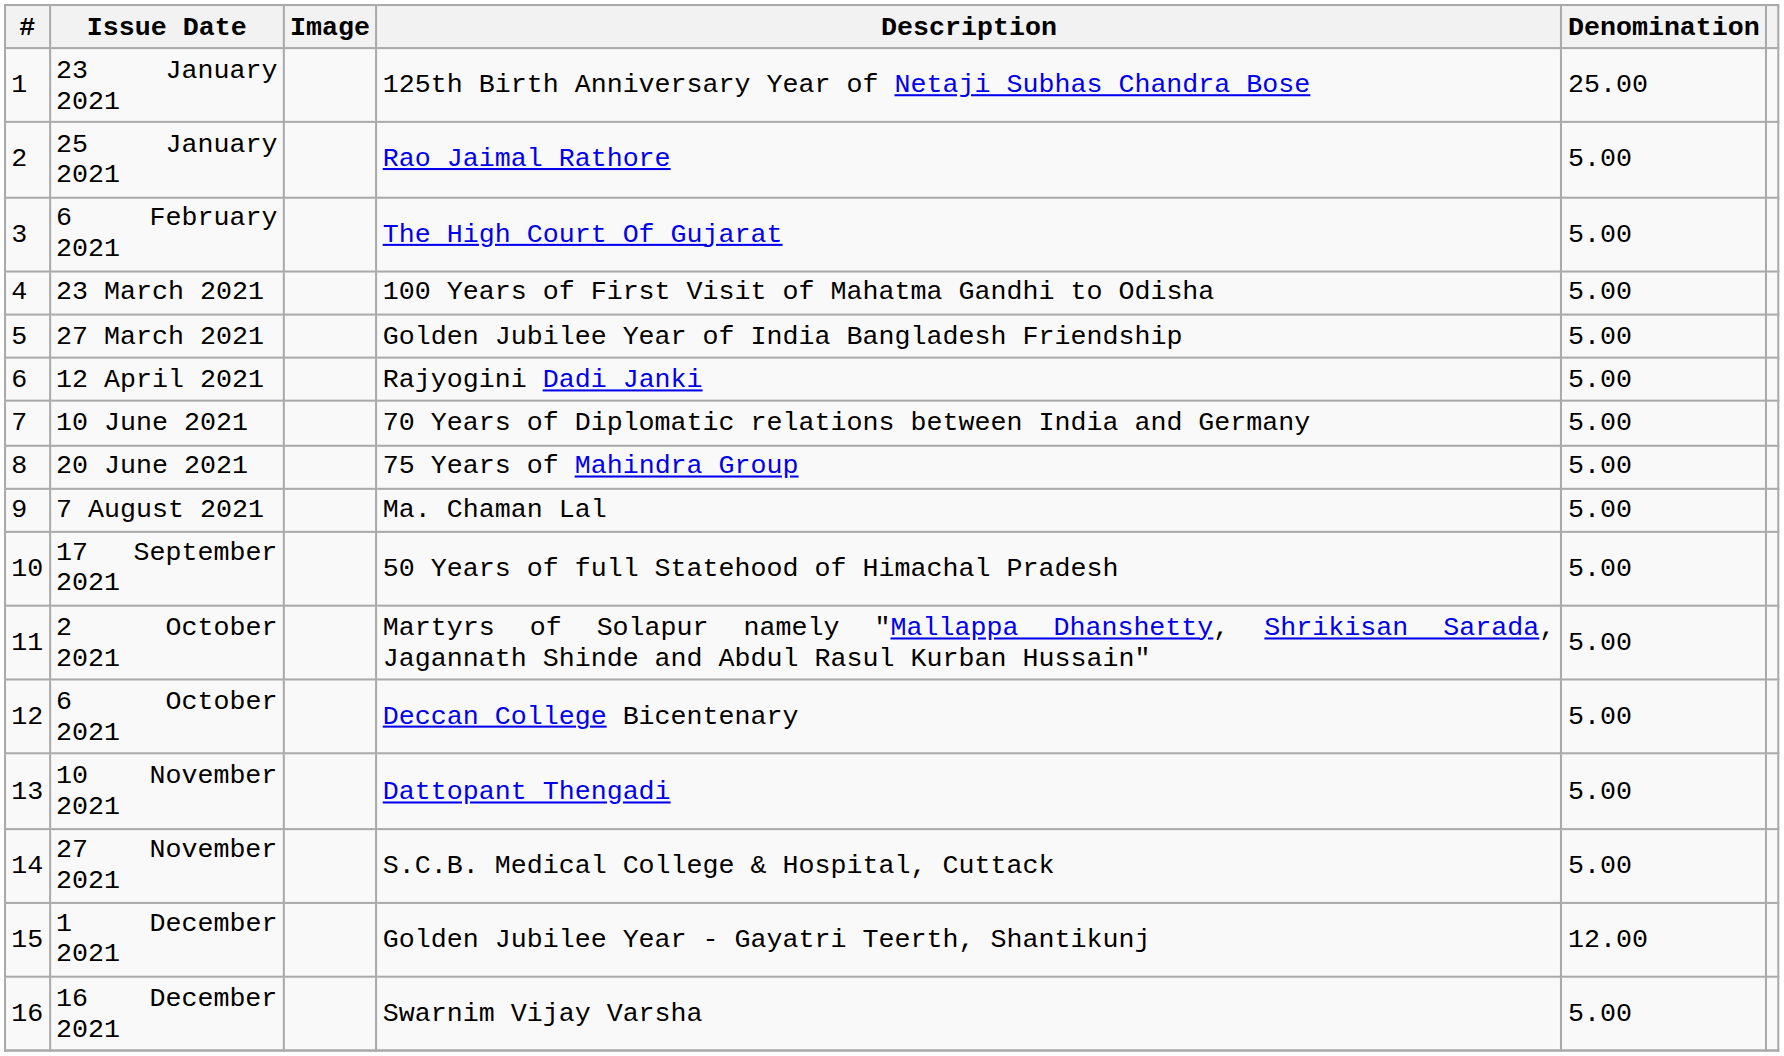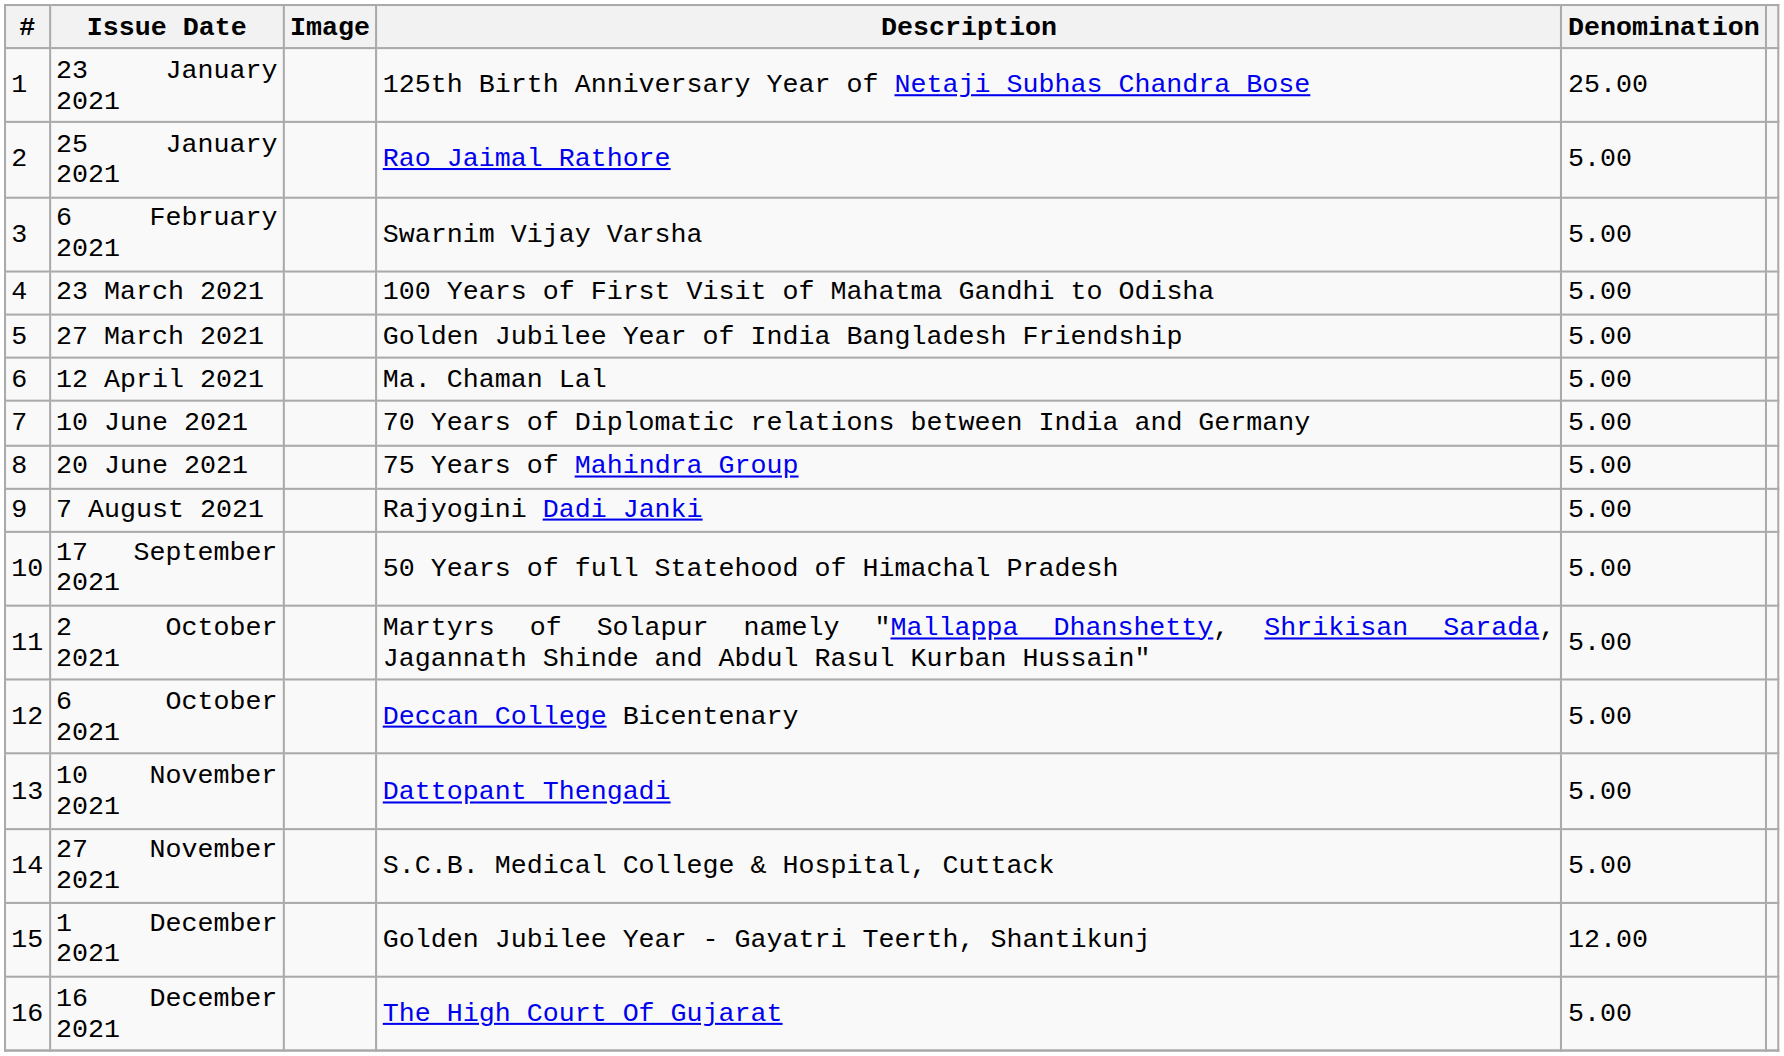(583, 234) The High Court Of Gujarat -> (543, 234) Swarnim Vijay Varsha
(543, 380) Rajyogini Dadi Janki -> (495, 380) Ma. Chaman Lal
(495, 510) Ma. Chaman Lal -> (543, 510) Rajyogini Dadi Janki
(543, 1014) Swarnim Vijay Varsha -> (583, 1014) The High Court Of Gujarat
